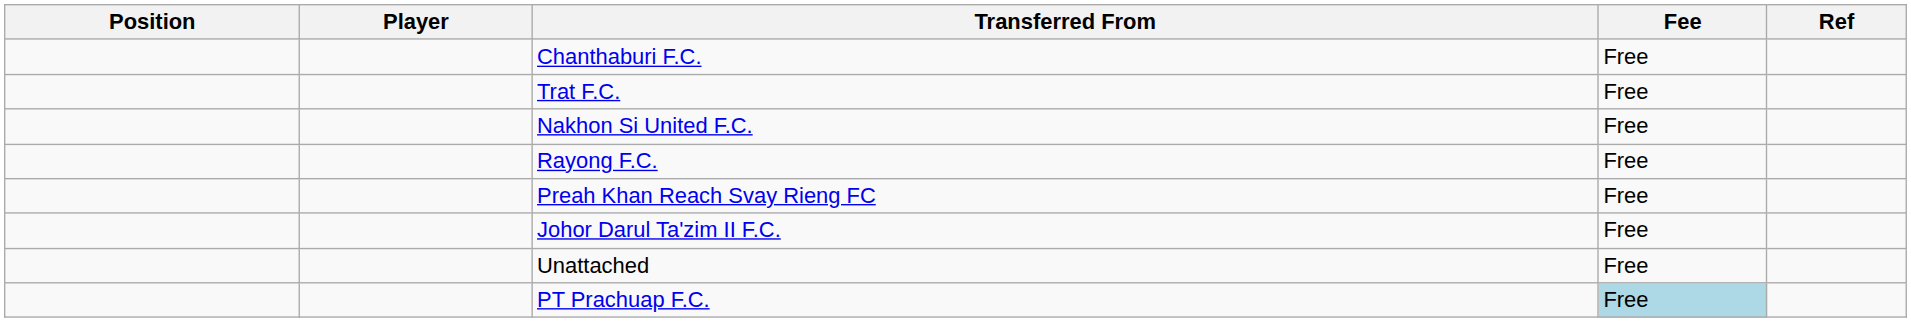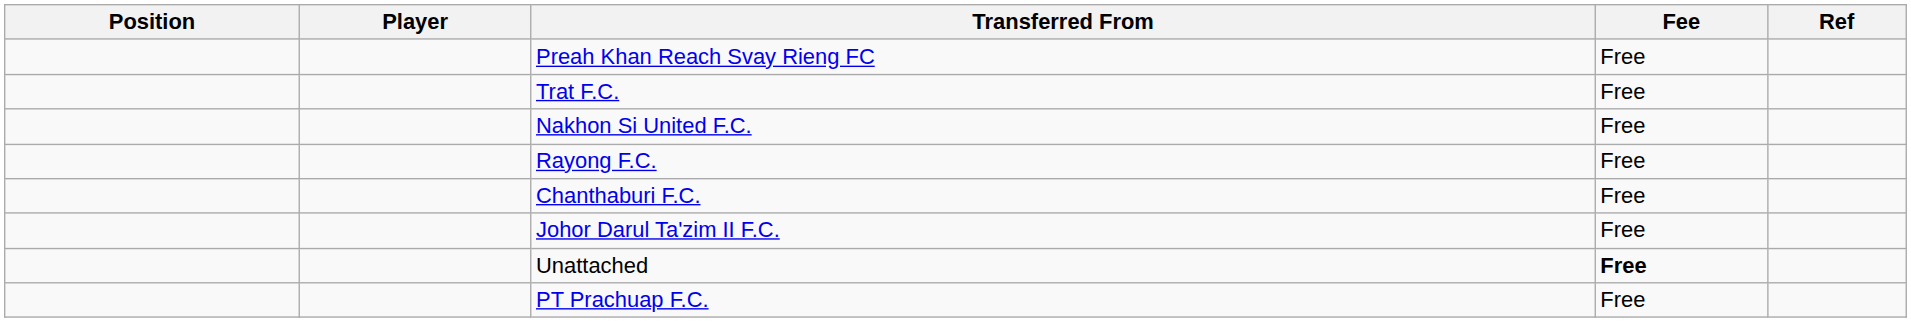rows swapped: (706, 195) <-> (619, 56)
(1626, 265) normal -> (1623, 265) bold
(1626, 299) lightblue background -> (1623, 299) no background
